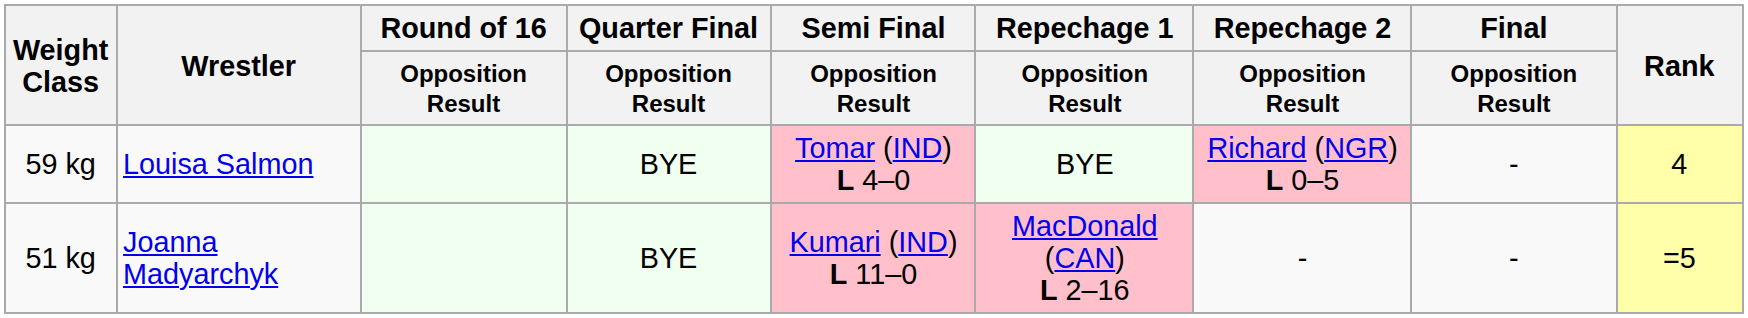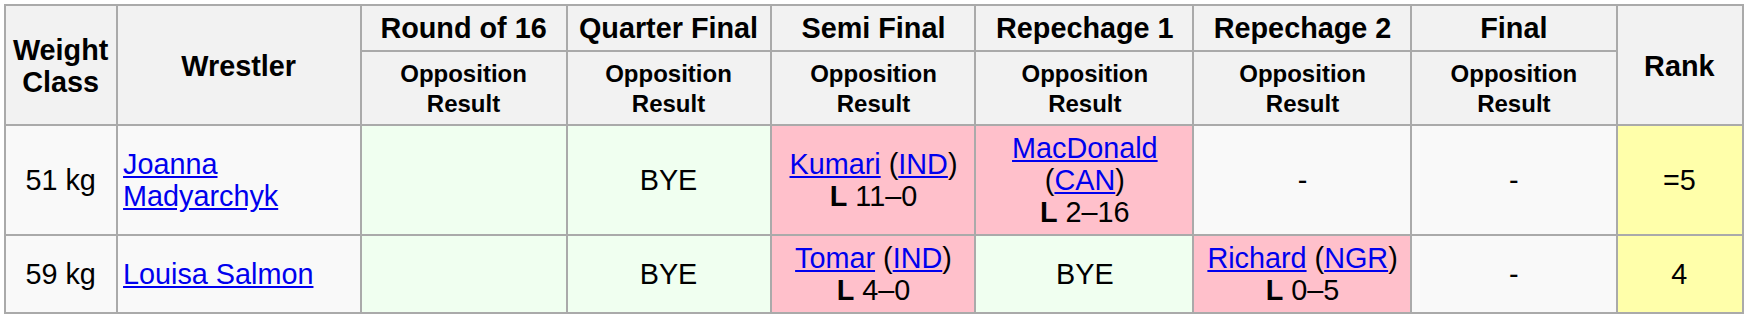rows swapped: (61, 258) <-> (61, 165)
